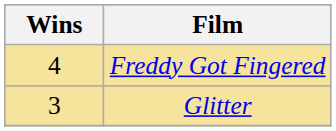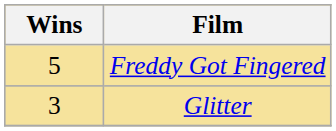(54, 65) 4 -> (54, 65) 5
